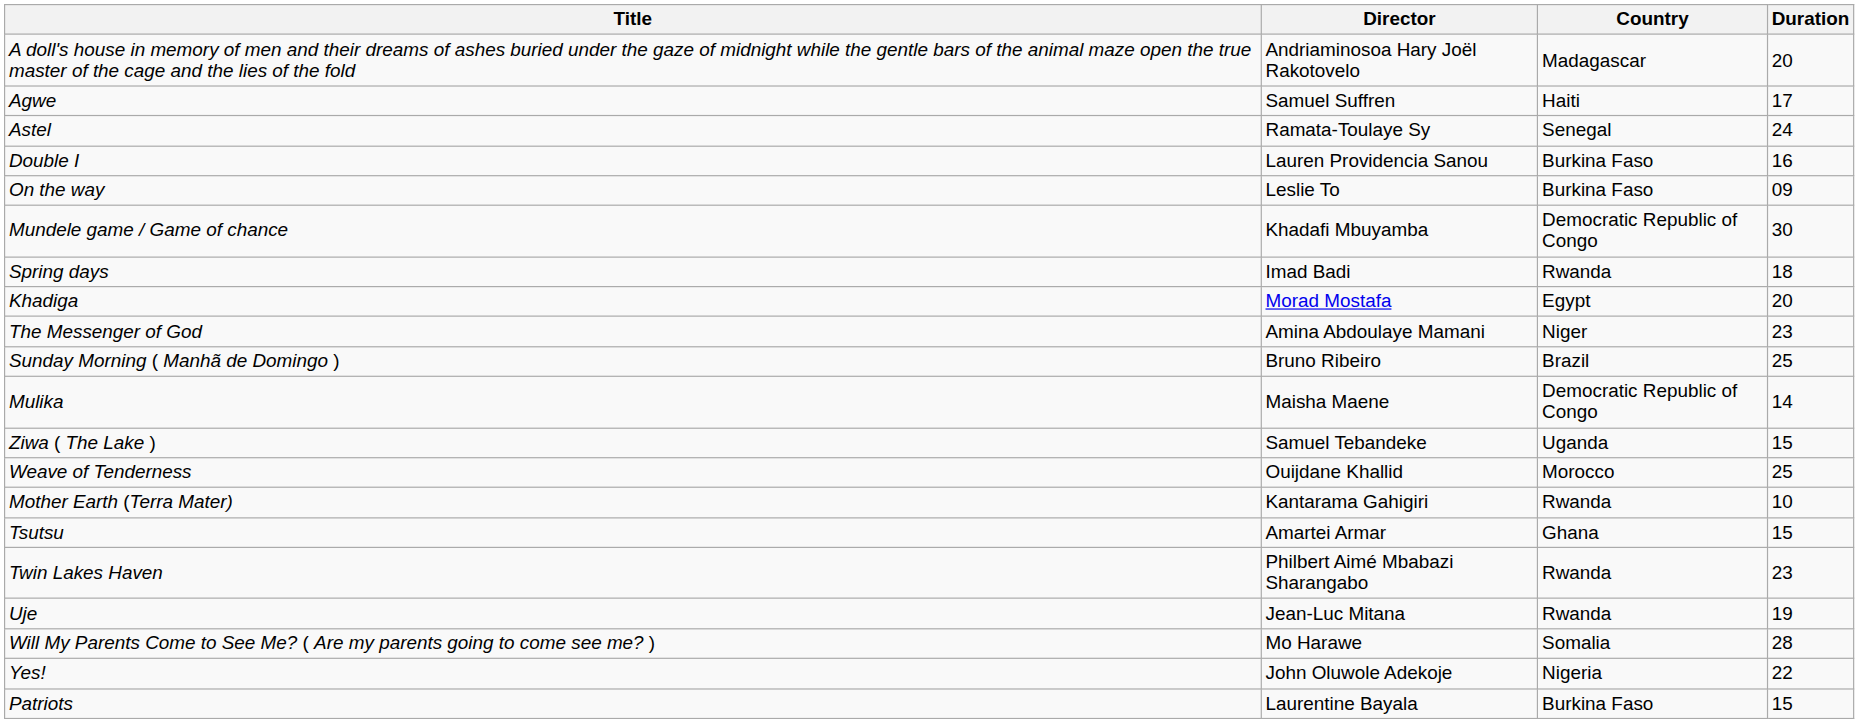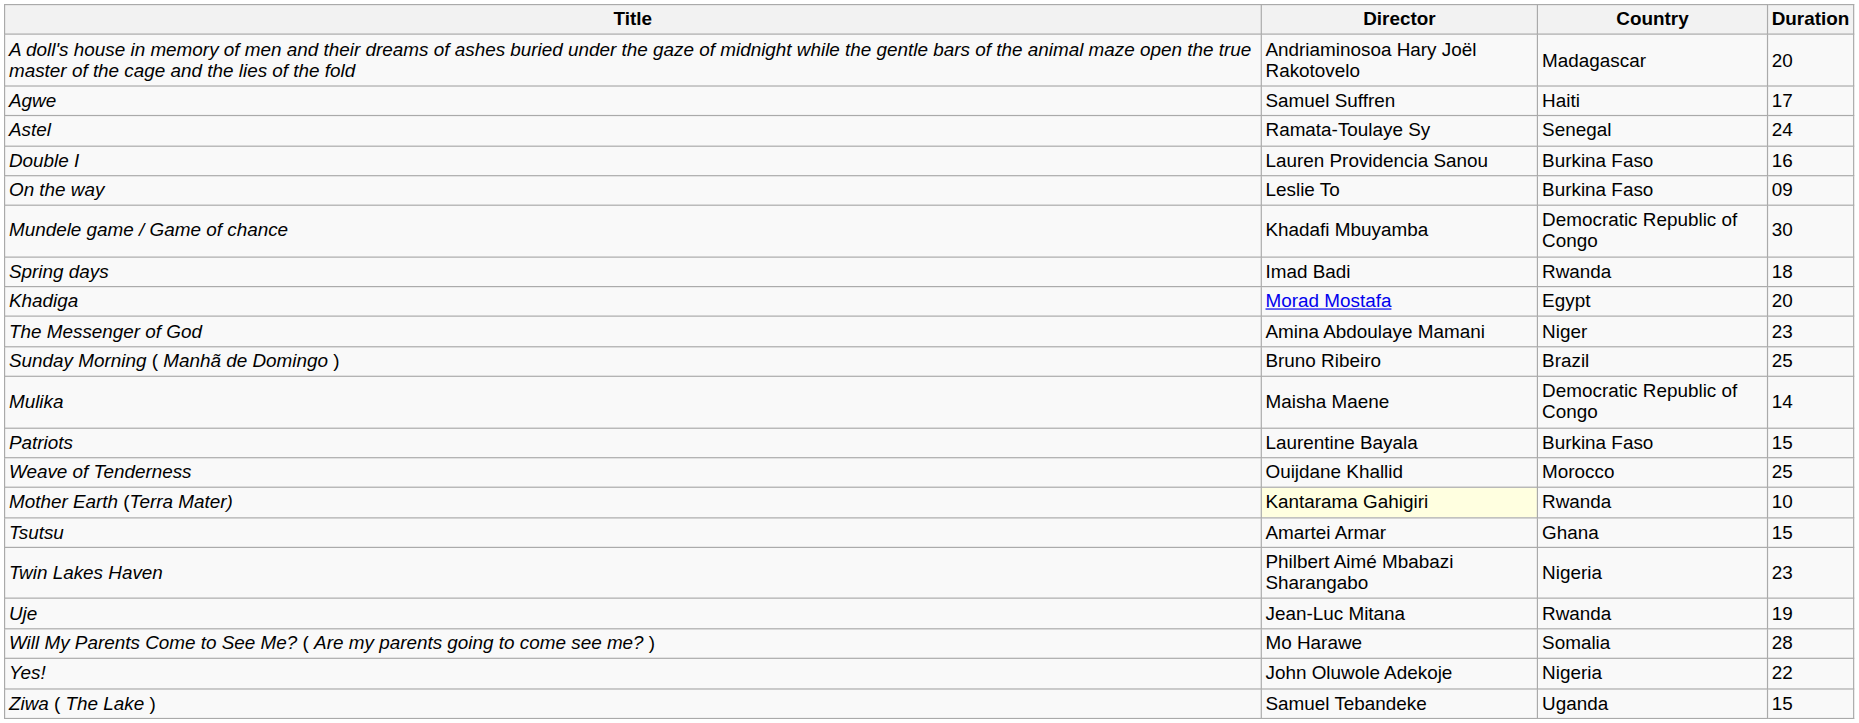rows swapped: (41, 703) <-> (82, 442)
(1347, 502) no background -> (1347, 502) lightyellow background
(1577, 572) Rwanda -> (1572, 572) Nigeria
